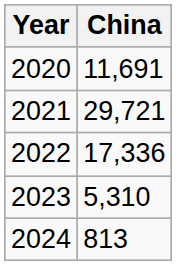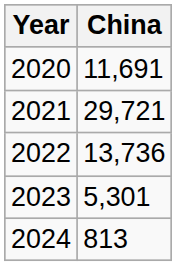(124, 153) 17,336 -> (124, 153) 13,736
(117, 196) 5,310 -> (117, 196) 5,301
